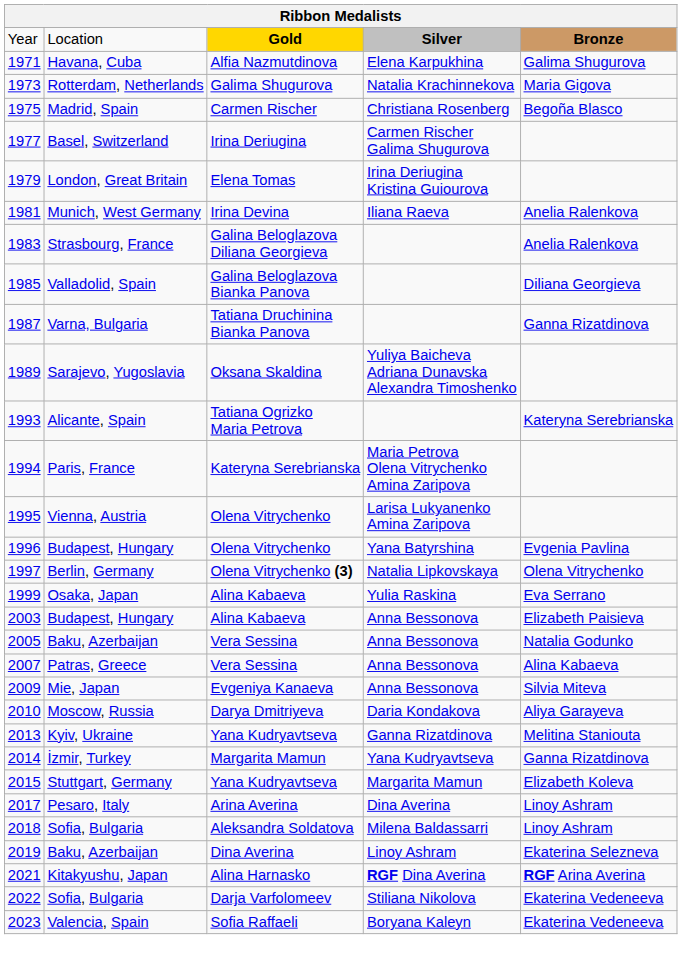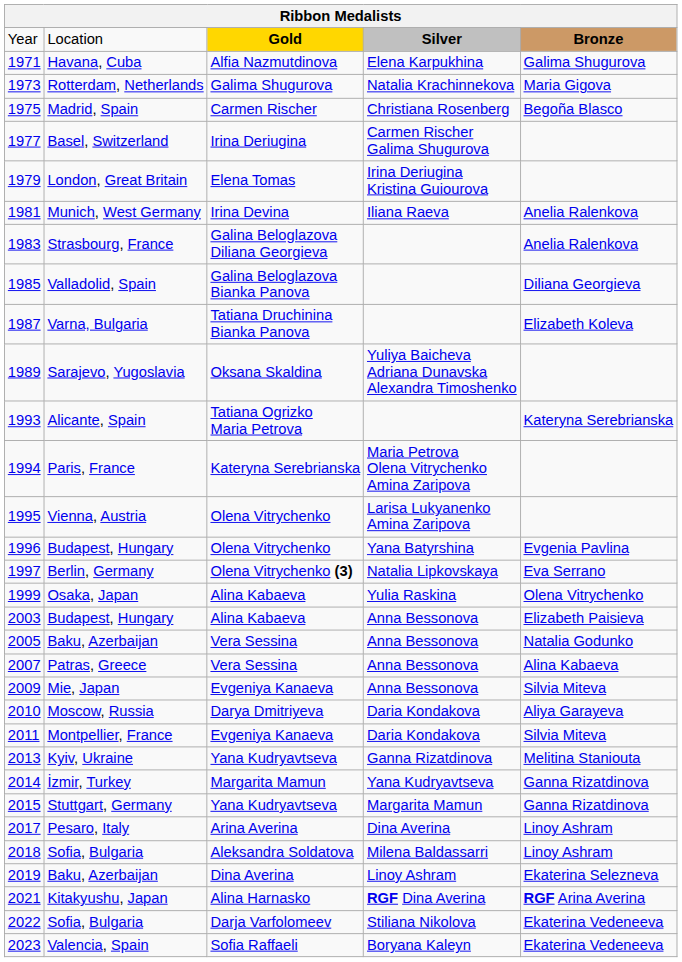(586, 324) Ganna Rizatdinova -> (578, 324) Elizabeth Koleva
(584, 571) Olena Vitrychenko -> (564, 571) Eva Serrano
(564, 595) Eva Serrano -> (584, 595) Olena Vitrychenko
+ row: (24, 735)
(578, 781) Elizabeth Koleva -> (586, 805) Ganna Rizatdinova
